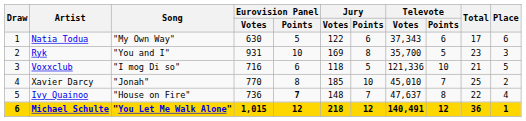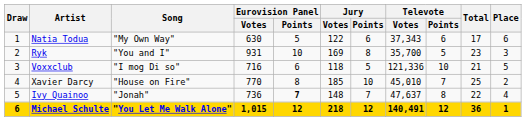(131, 81) "Jonah" -> (152, 81) "House on Fire"
(152, 95) "House on Fire" -> (131, 95) "Jonah"
